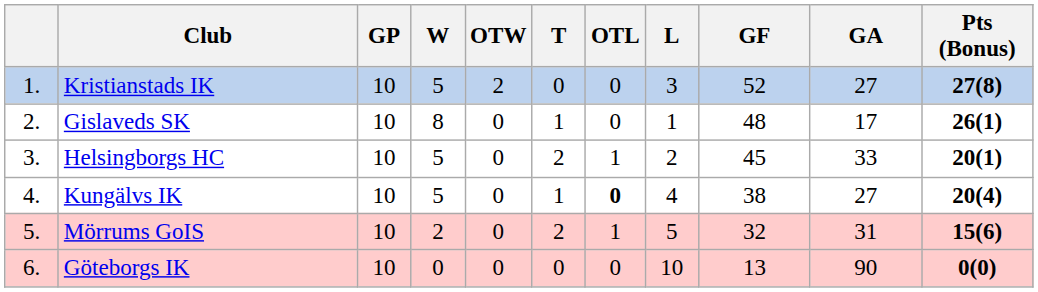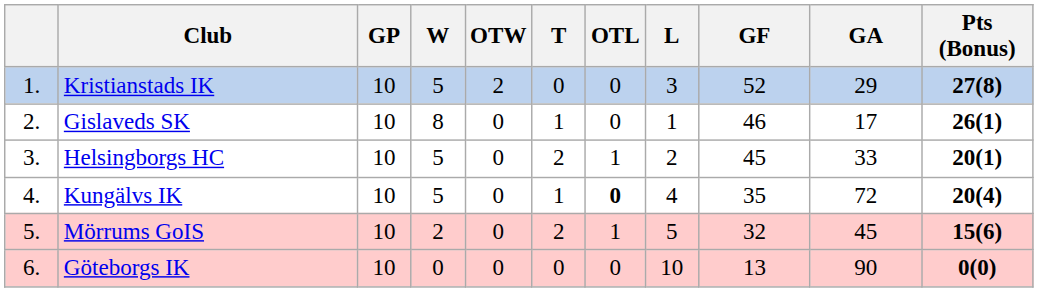(866, 85) 27 -> (866, 85) 29
(754, 121) 48 -> (754, 121) 46
(754, 194) 38 -> (754, 194) 35
(866, 194) 27 -> (866, 194) 72
(866, 231) 31 -> (866, 231) 45
